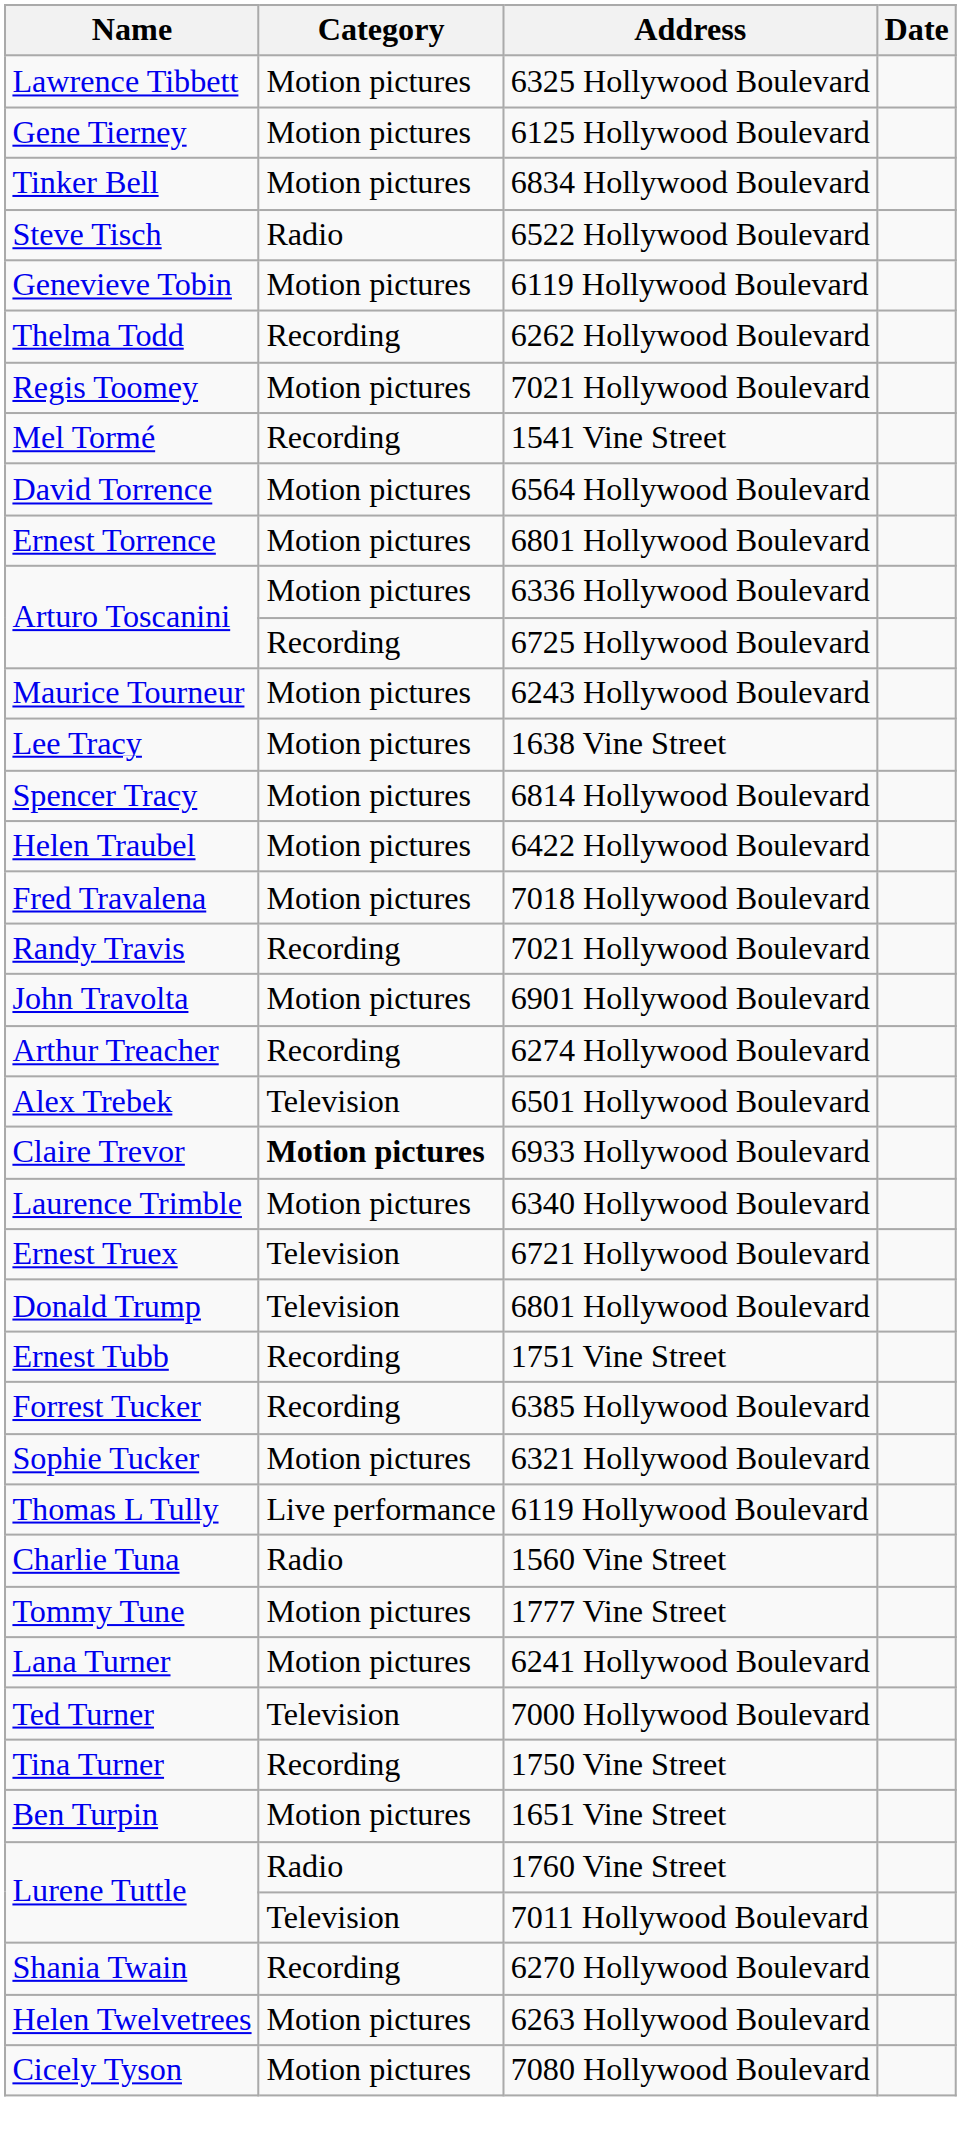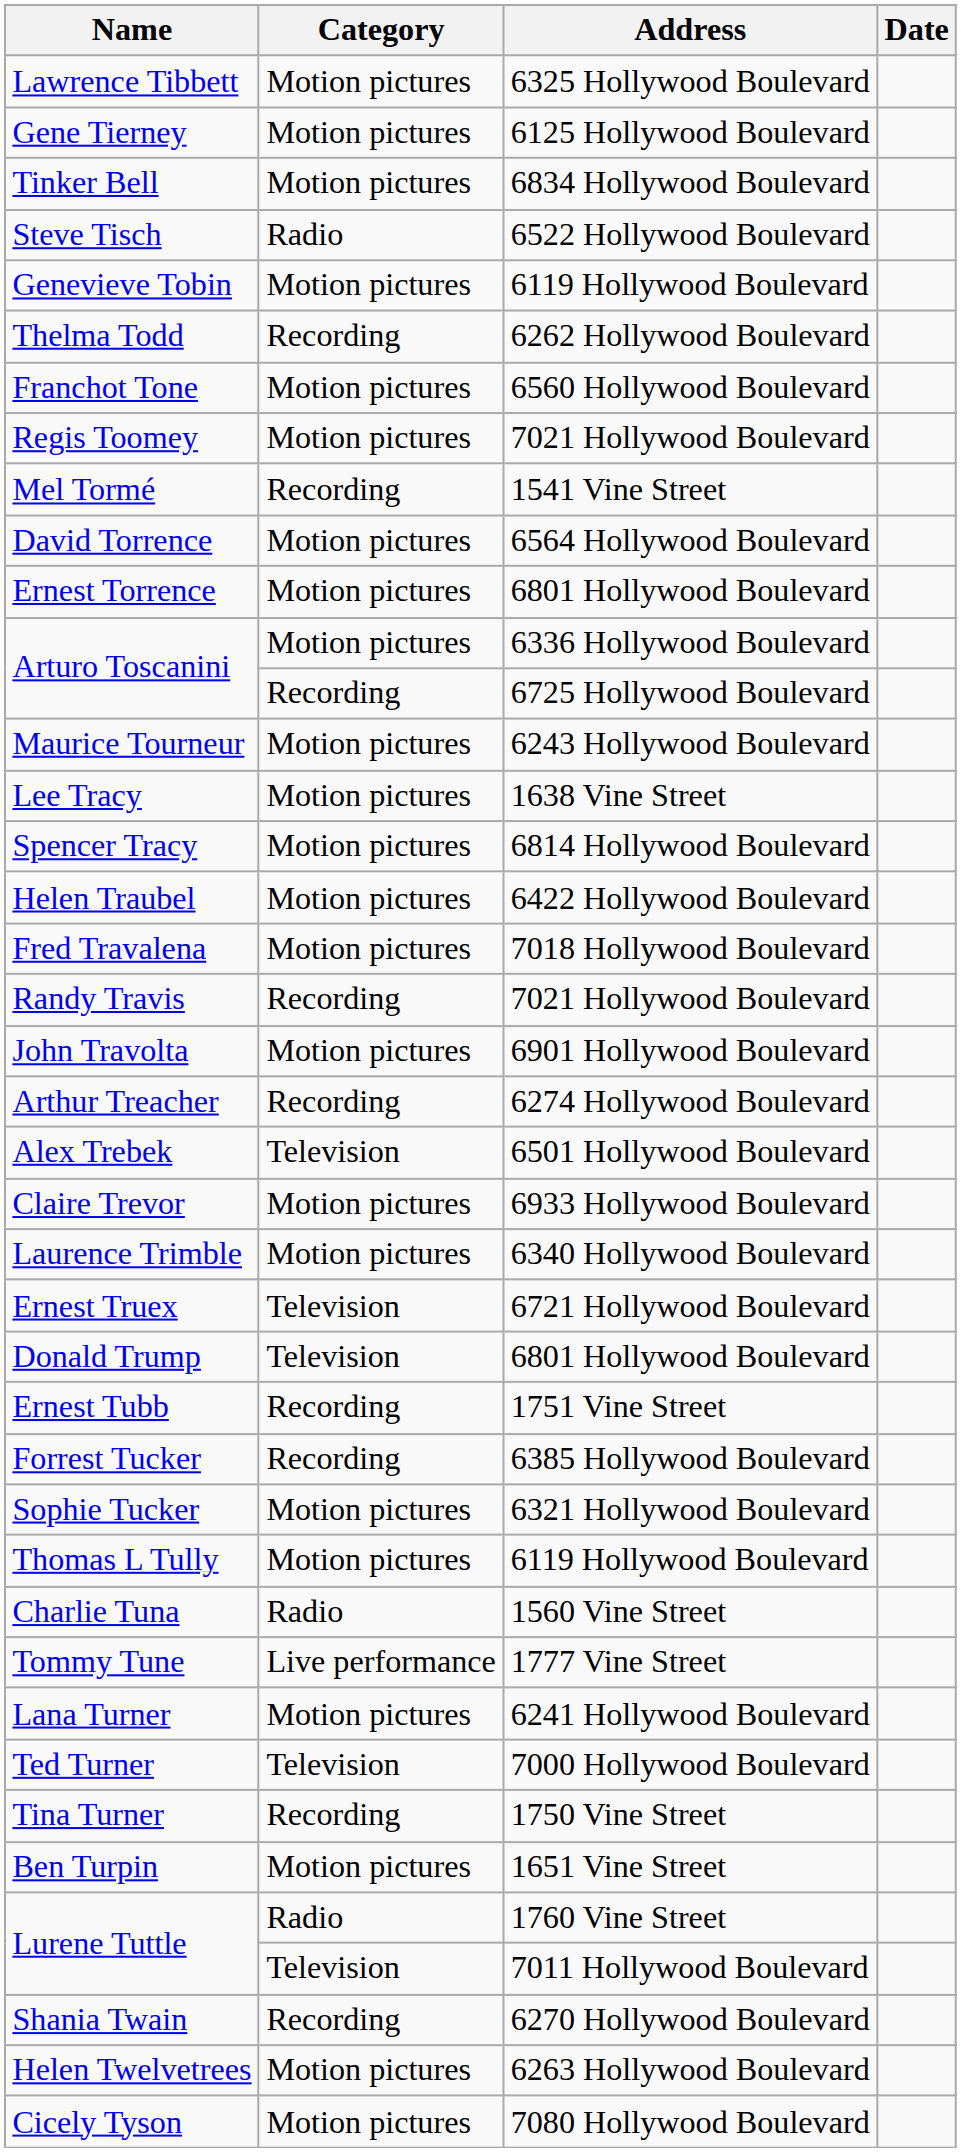+ row: (105, 387)
(376, 1152) bold -> (369, 1203) normal
(381, 1509) Live performance -> (369, 1560) Motion pictures
(369, 1611) Motion pictures -> (381, 1662) Live performance
